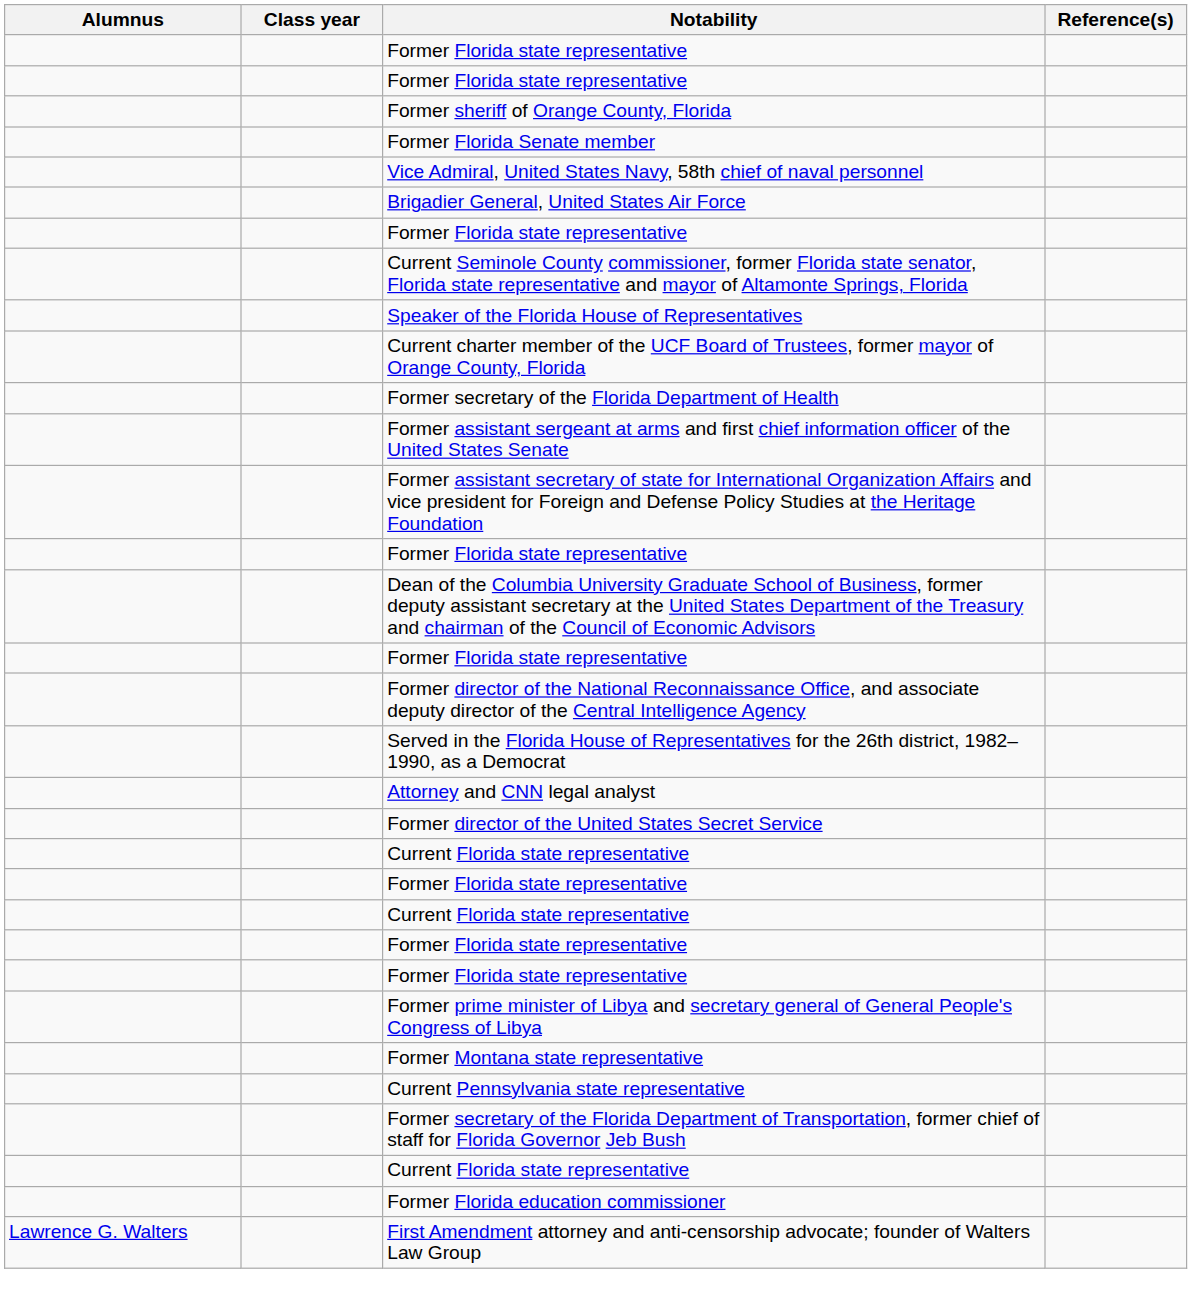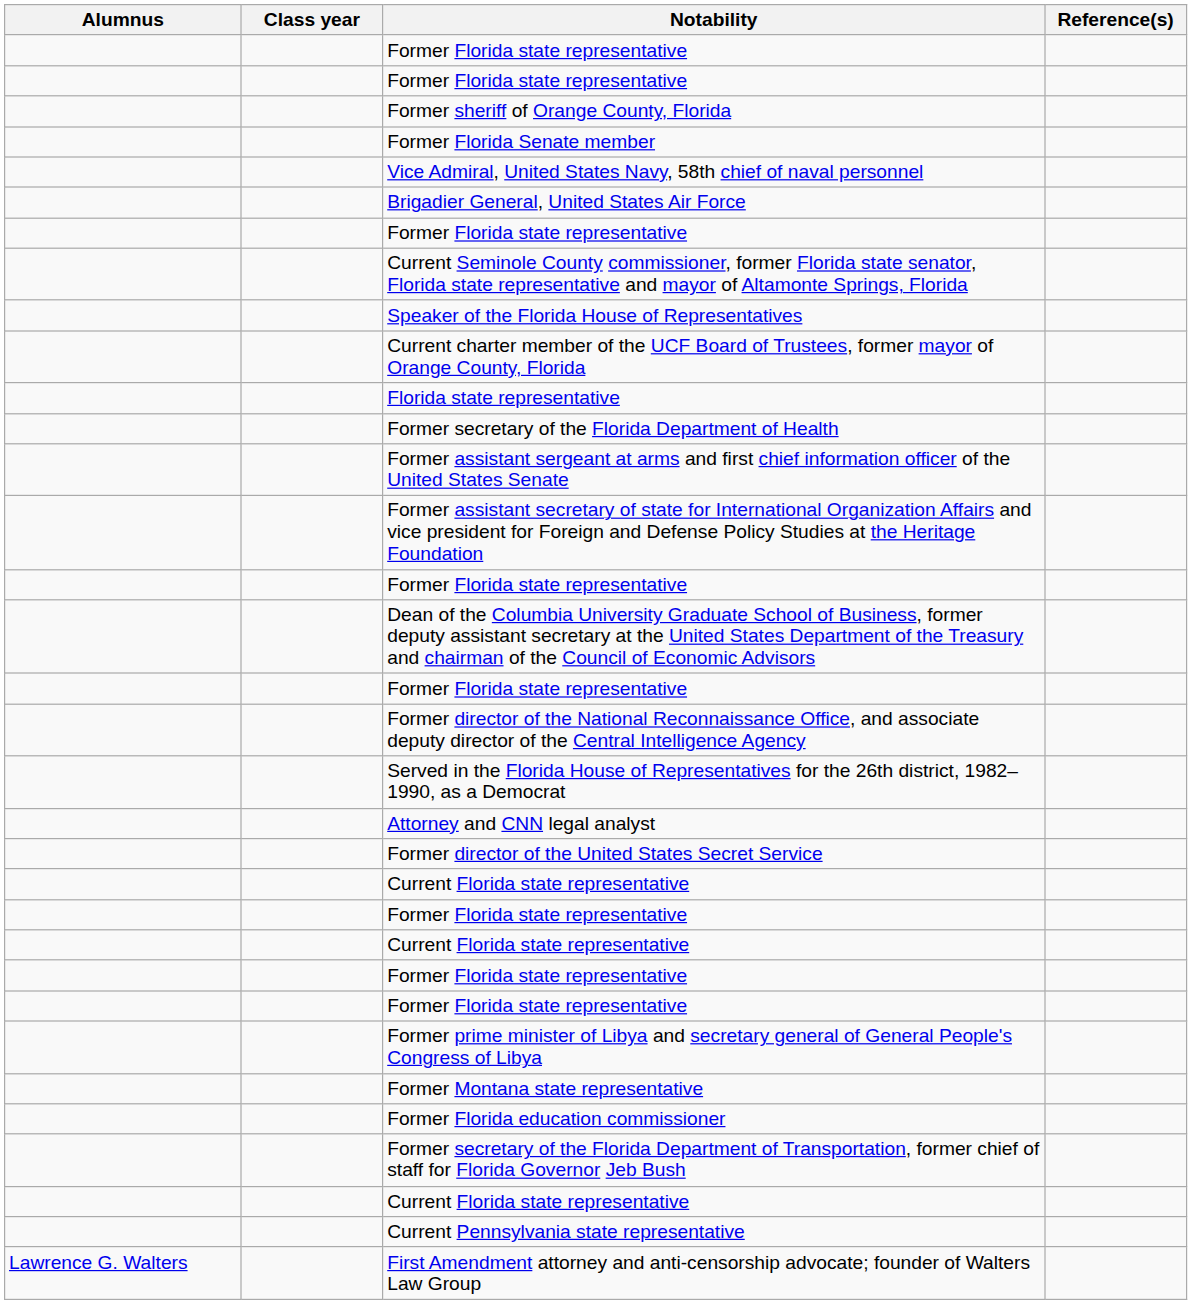+ row: (123, 398)
rows swapped: (123, 1201) <-> (123, 1088)
